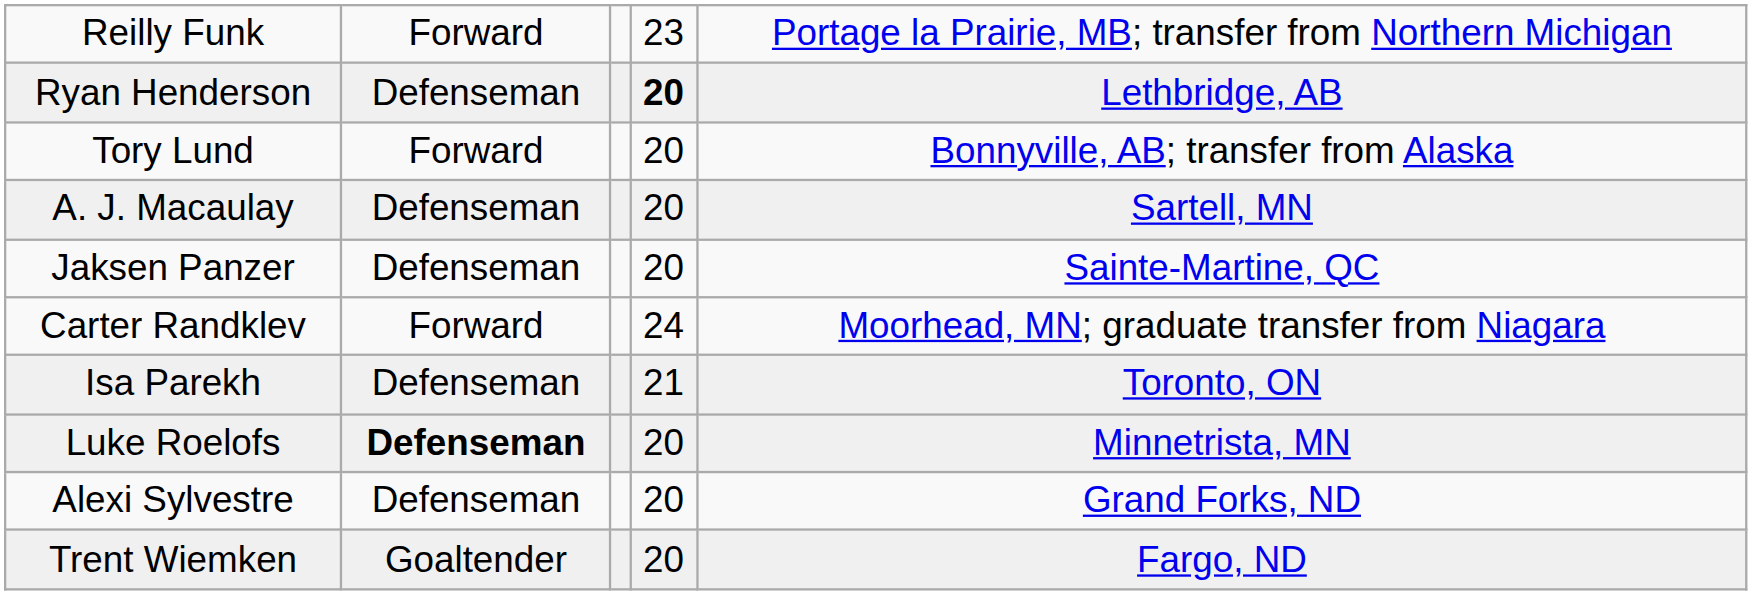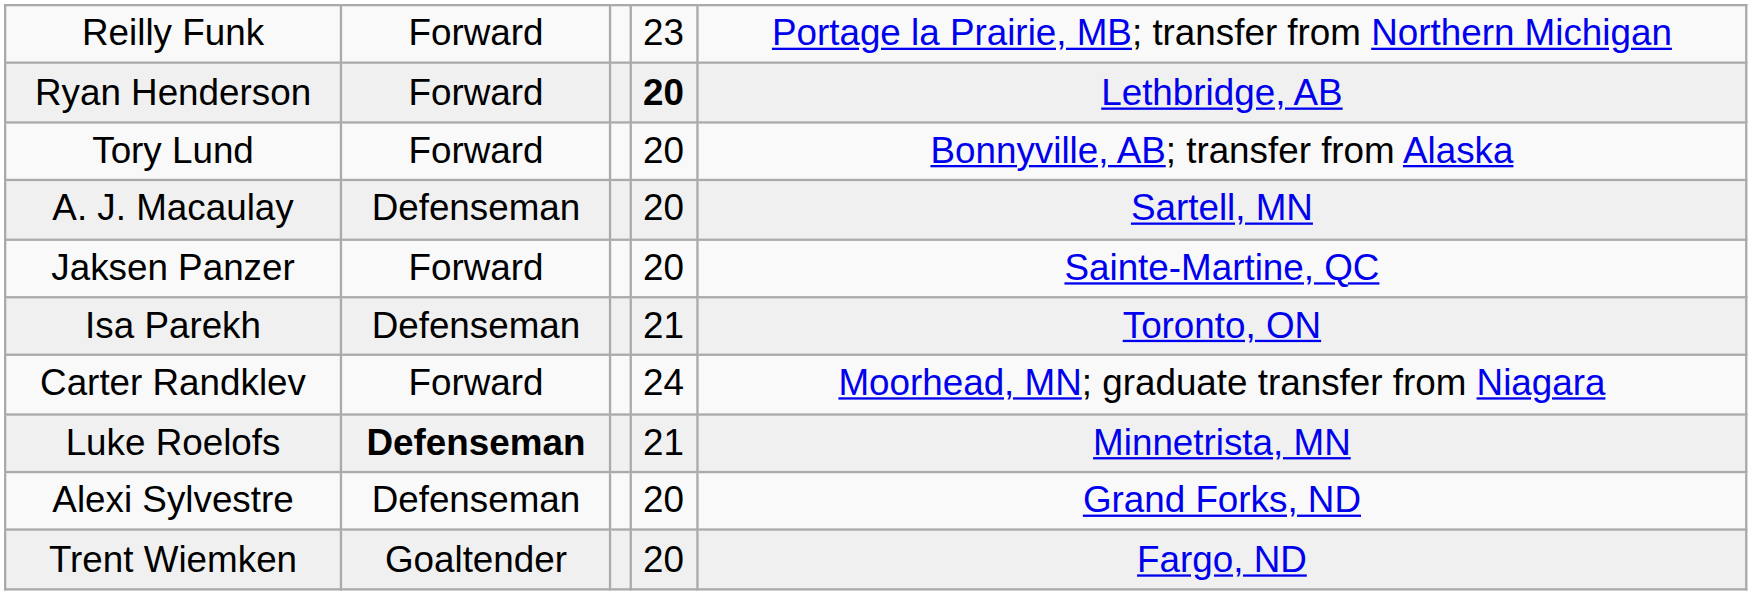(476, 92) Defenseman -> (476, 92) Forward
(476, 267) Defenseman -> (476, 267) Forward
rows swapped: (173, 383) <-> (173, 325)
(664, 442) 20 -> (664, 442) 21
